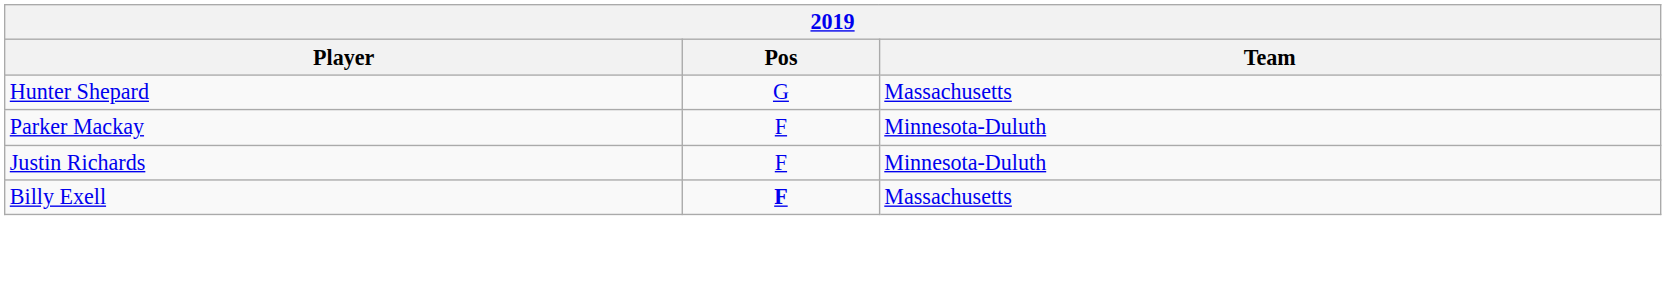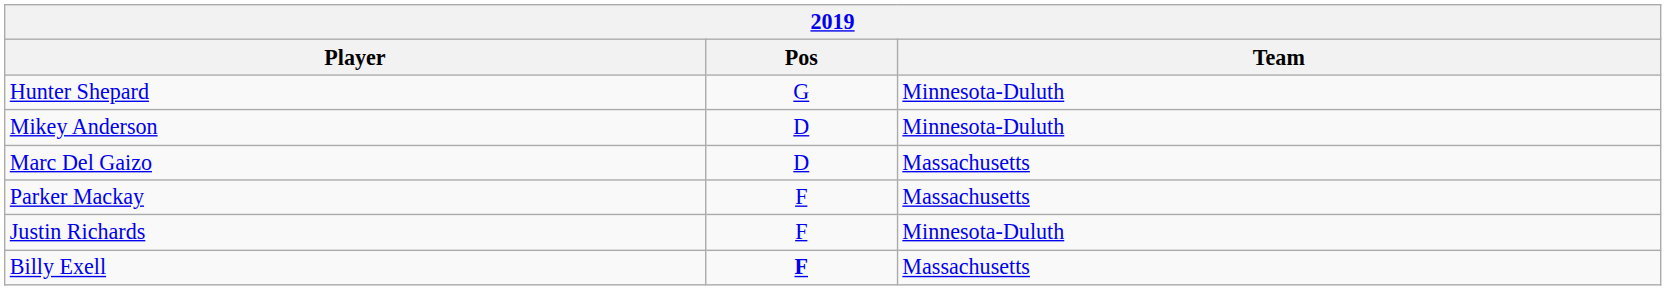(948, 92) Massachusetts -> (983, 92) Minnesota-Duluth
+ row: (84, 127)
+ row: (81, 162)
(965, 127) Minnesota-Duluth -> (966, 197) Massachusetts
